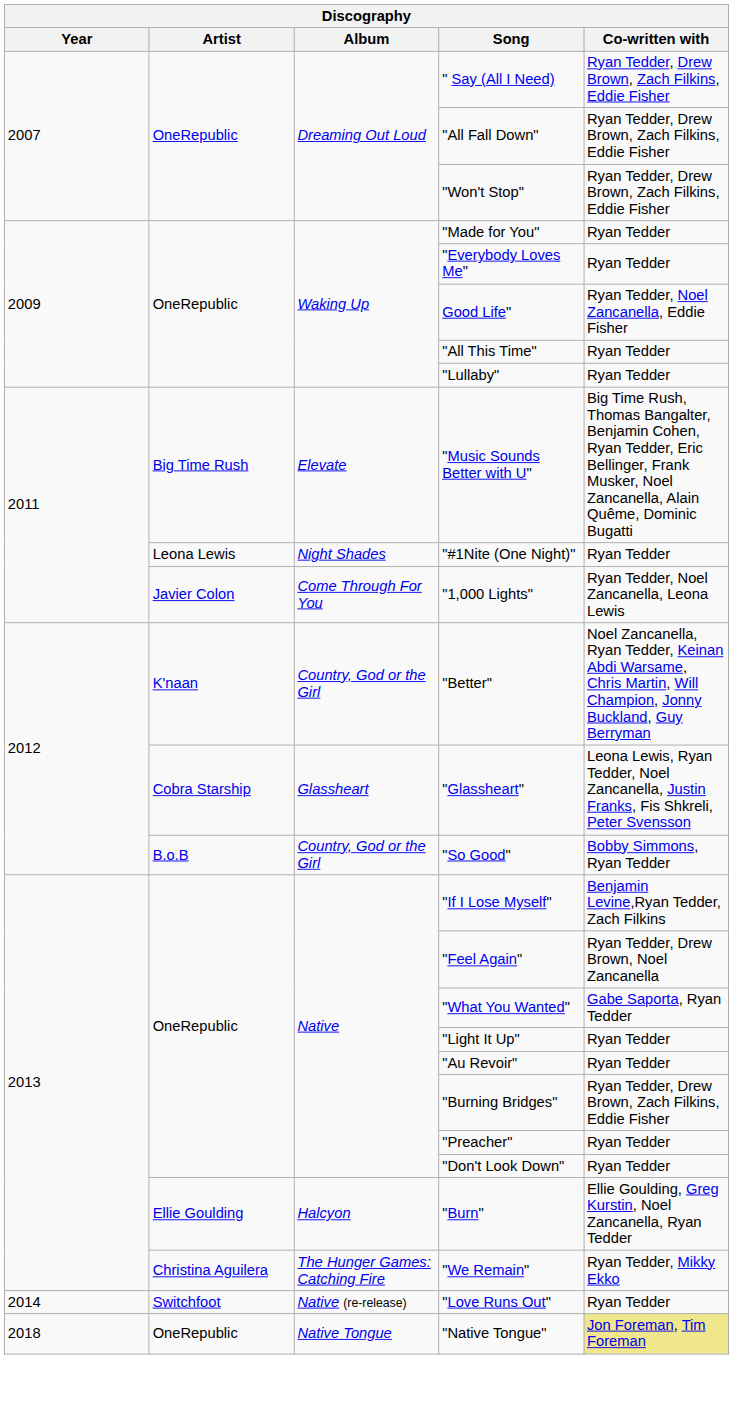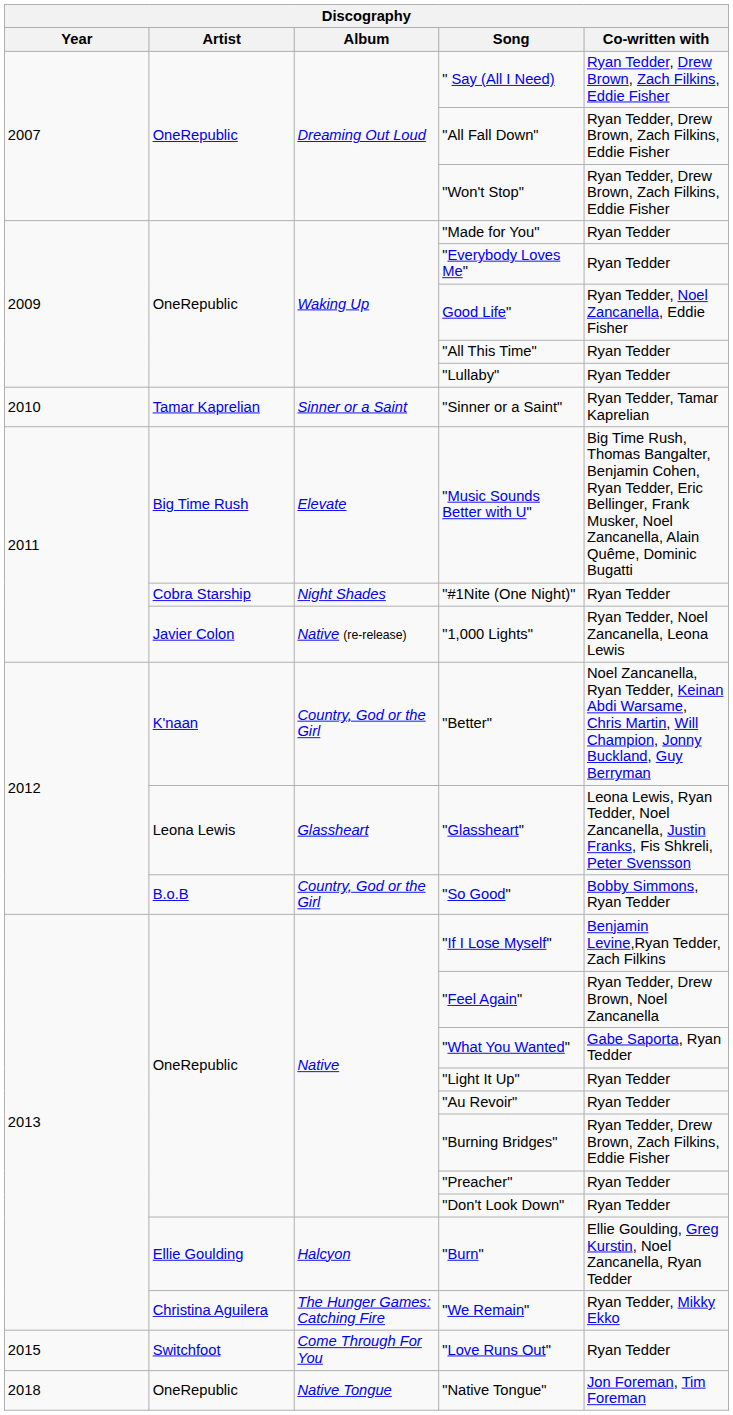+ row: (502, 406)
(194, 554) Leona Lewis -> (202, 594) Cobra Starship
(360, 594) Come Through For You -> (352, 634) Native (re-release)
(202, 790) Cobra Starship -> (194, 830) Leona Lewis
(24, 1302) 2014 -> (24, 1350) 2015
(352, 1302) Native (re-release) -> (360, 1350) Come Through For You
(646, 1333) khaki background -> (646, 1390) no background
